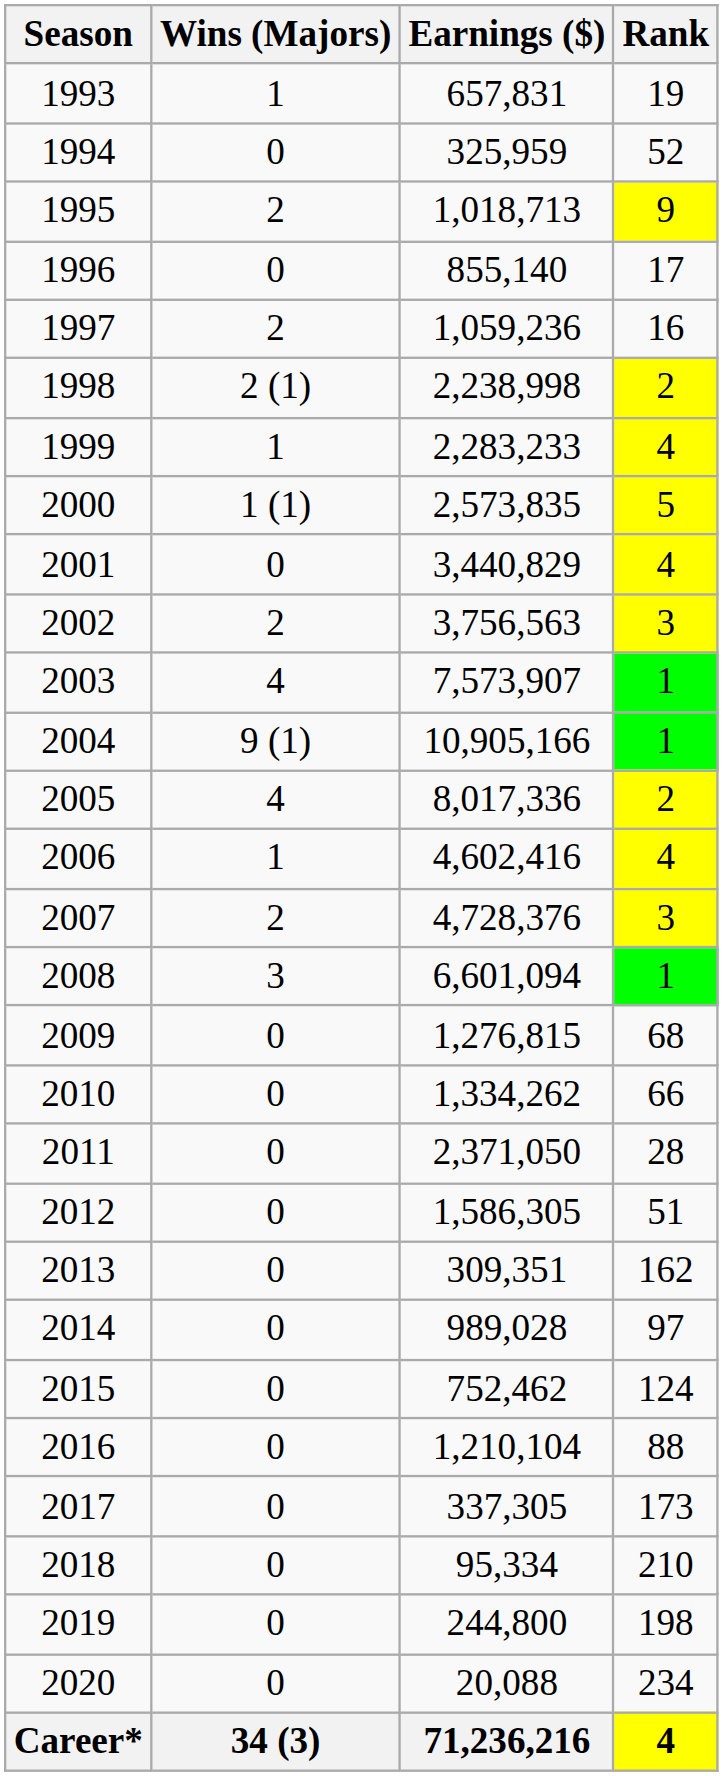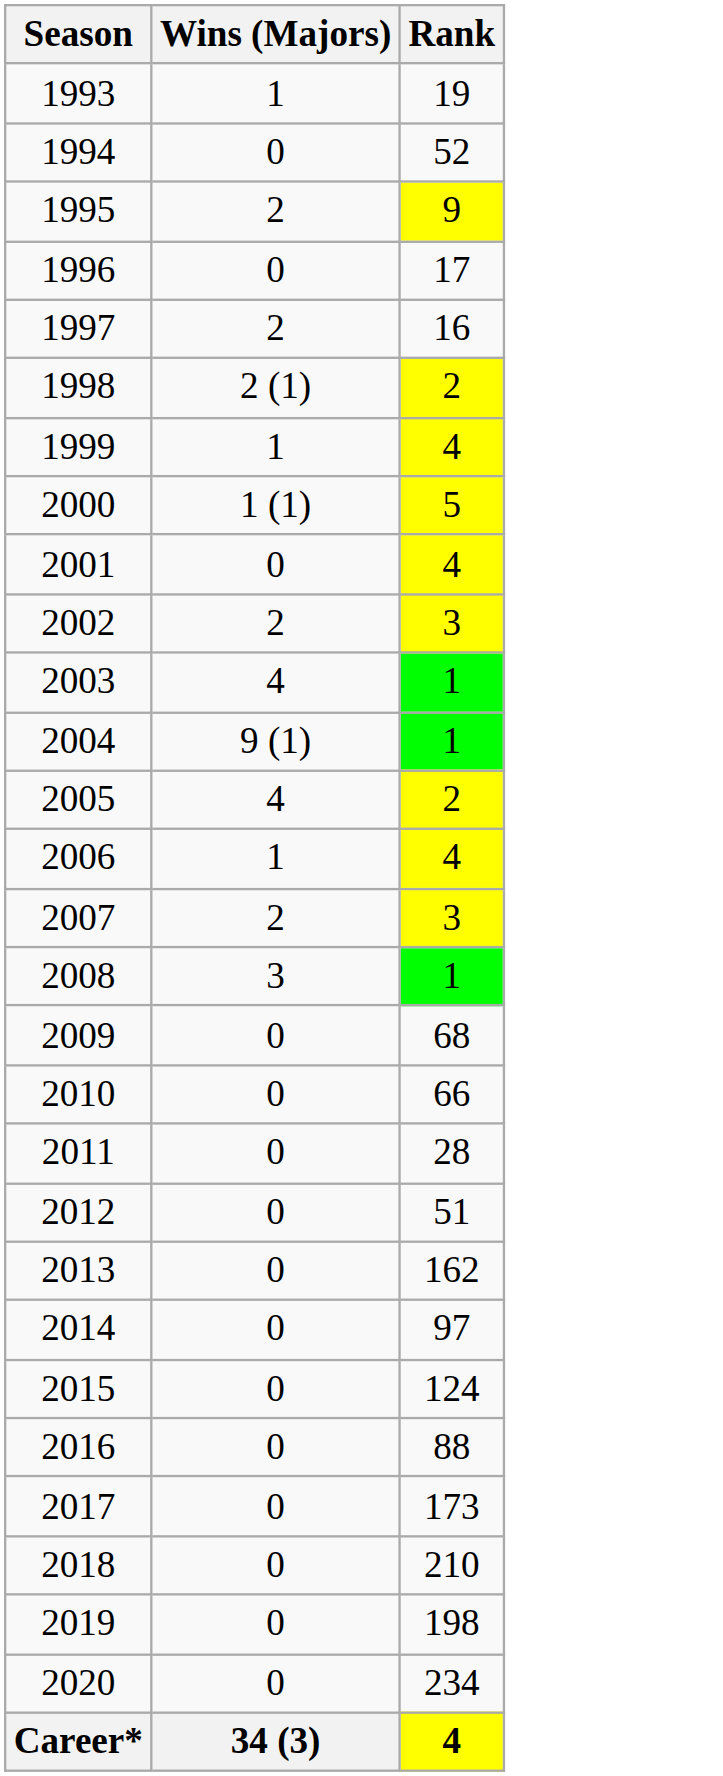- column: (507, 33)
